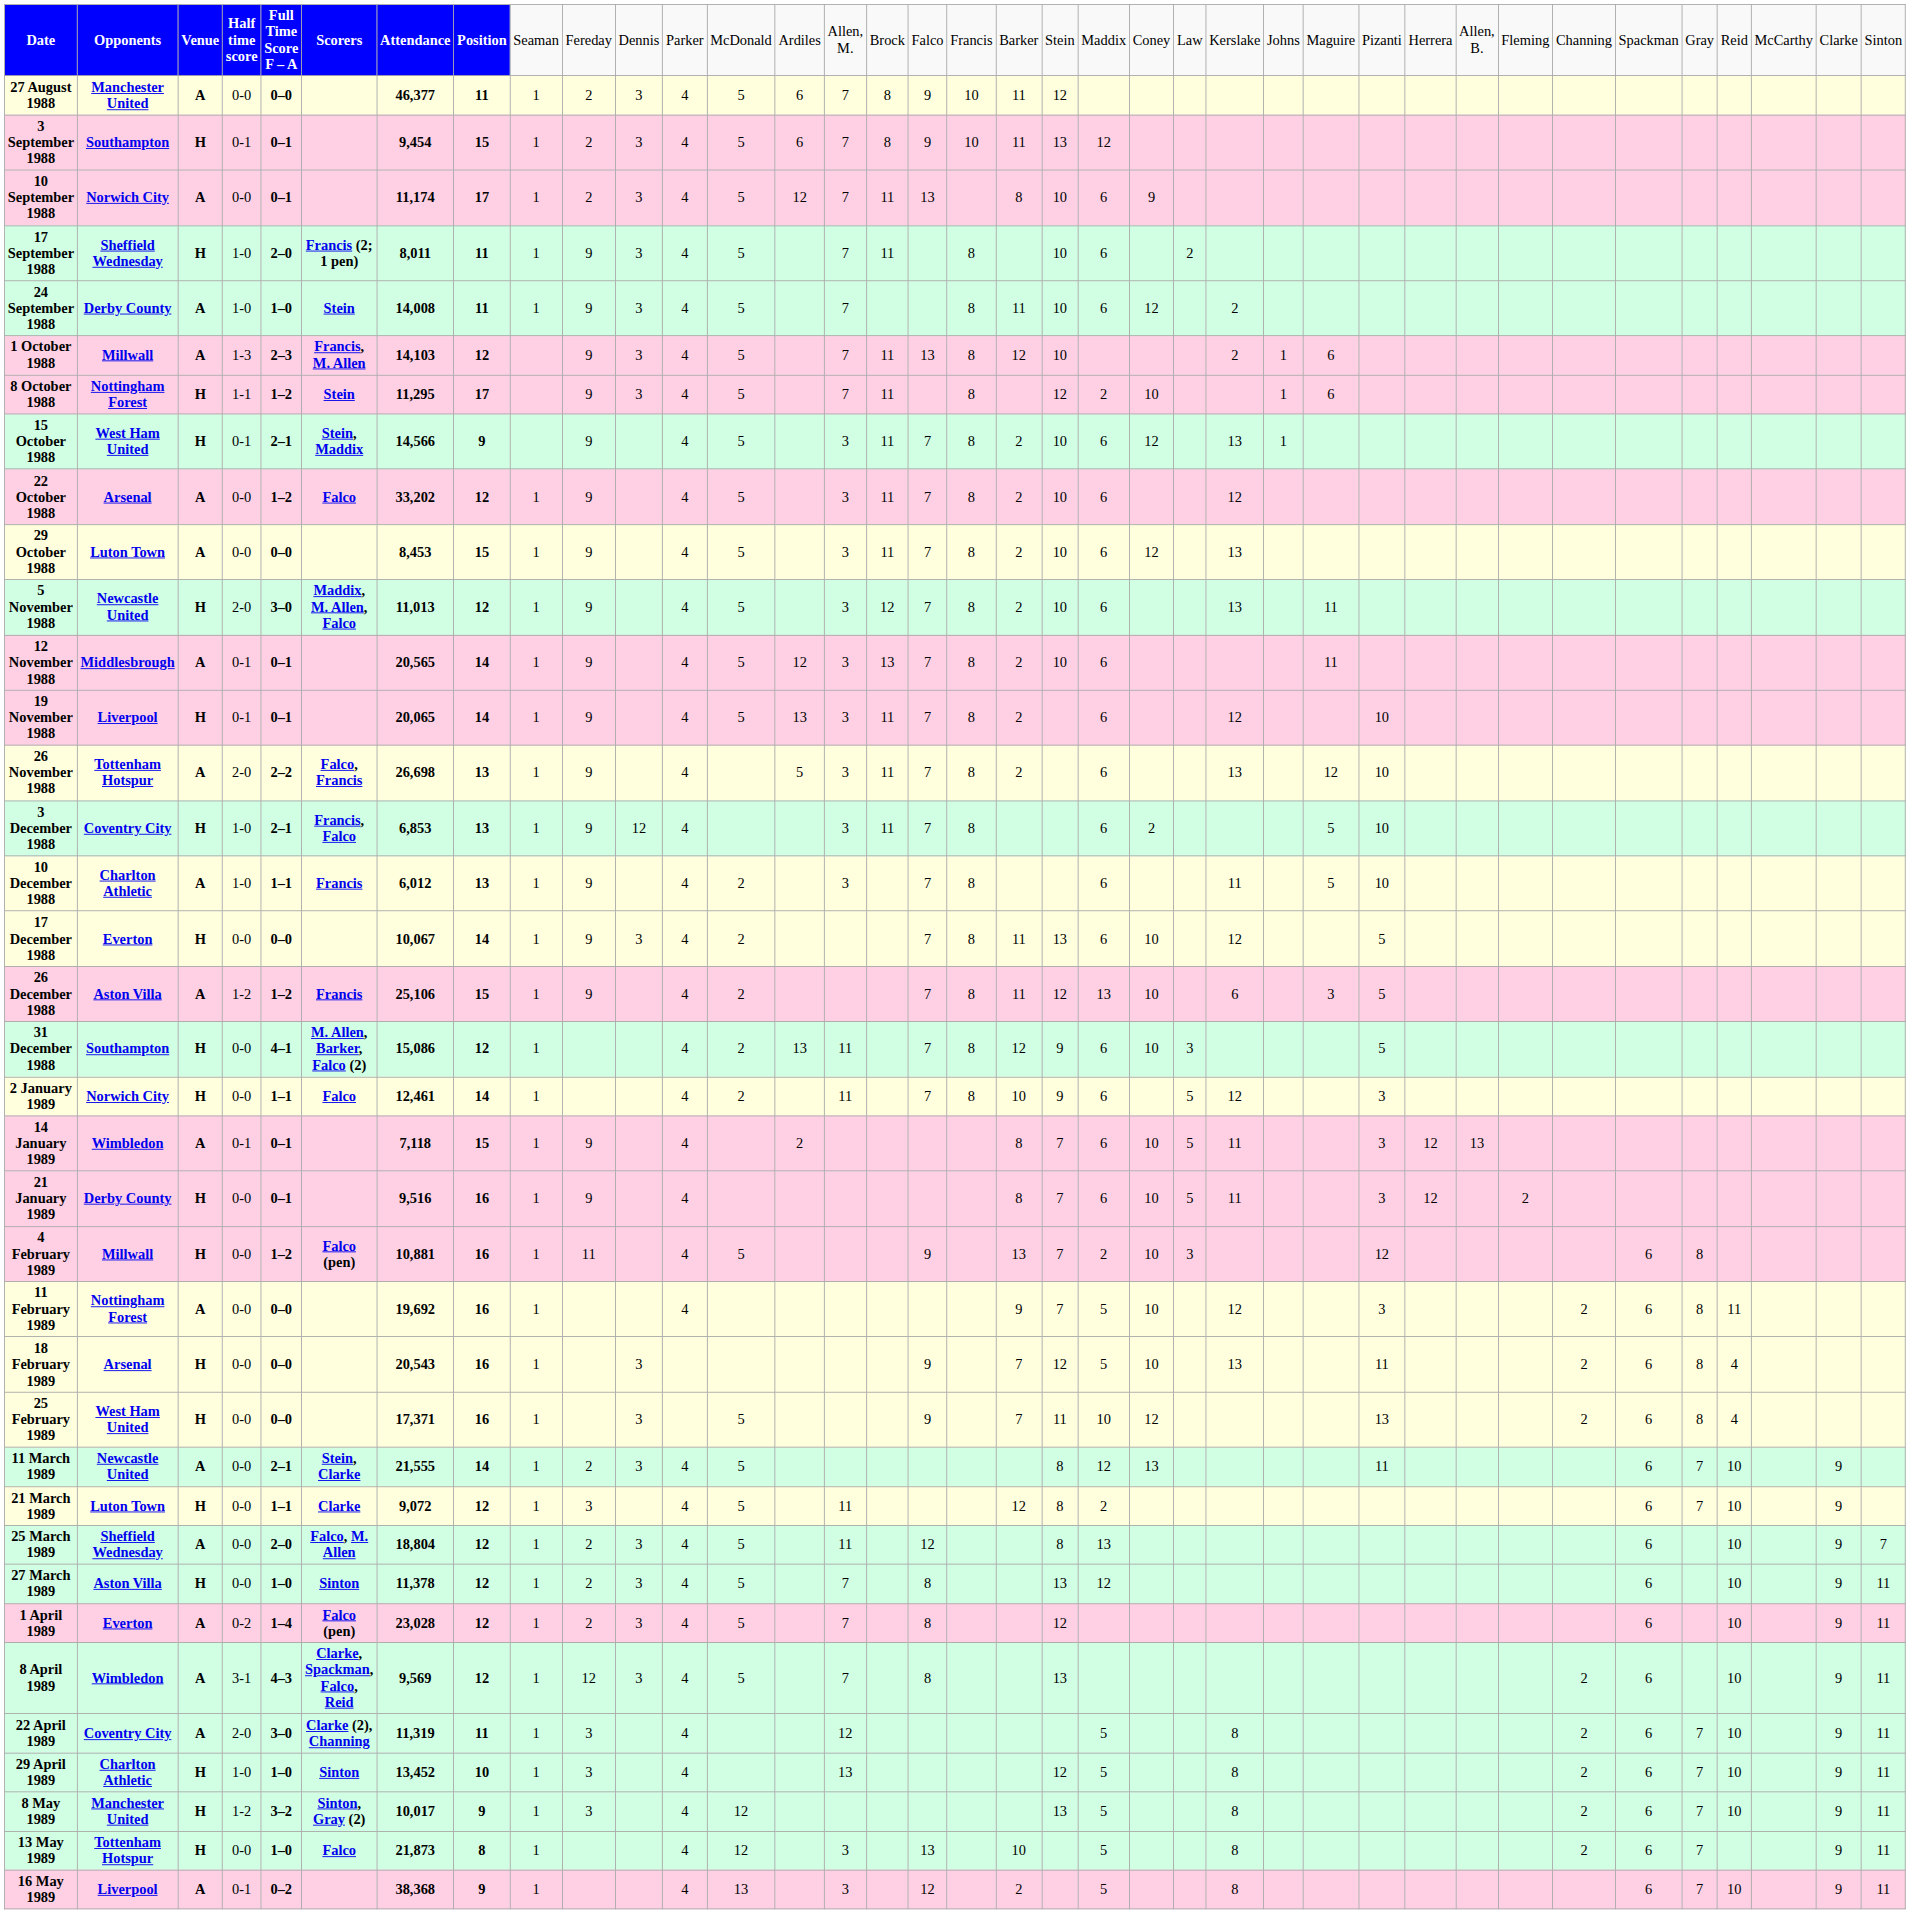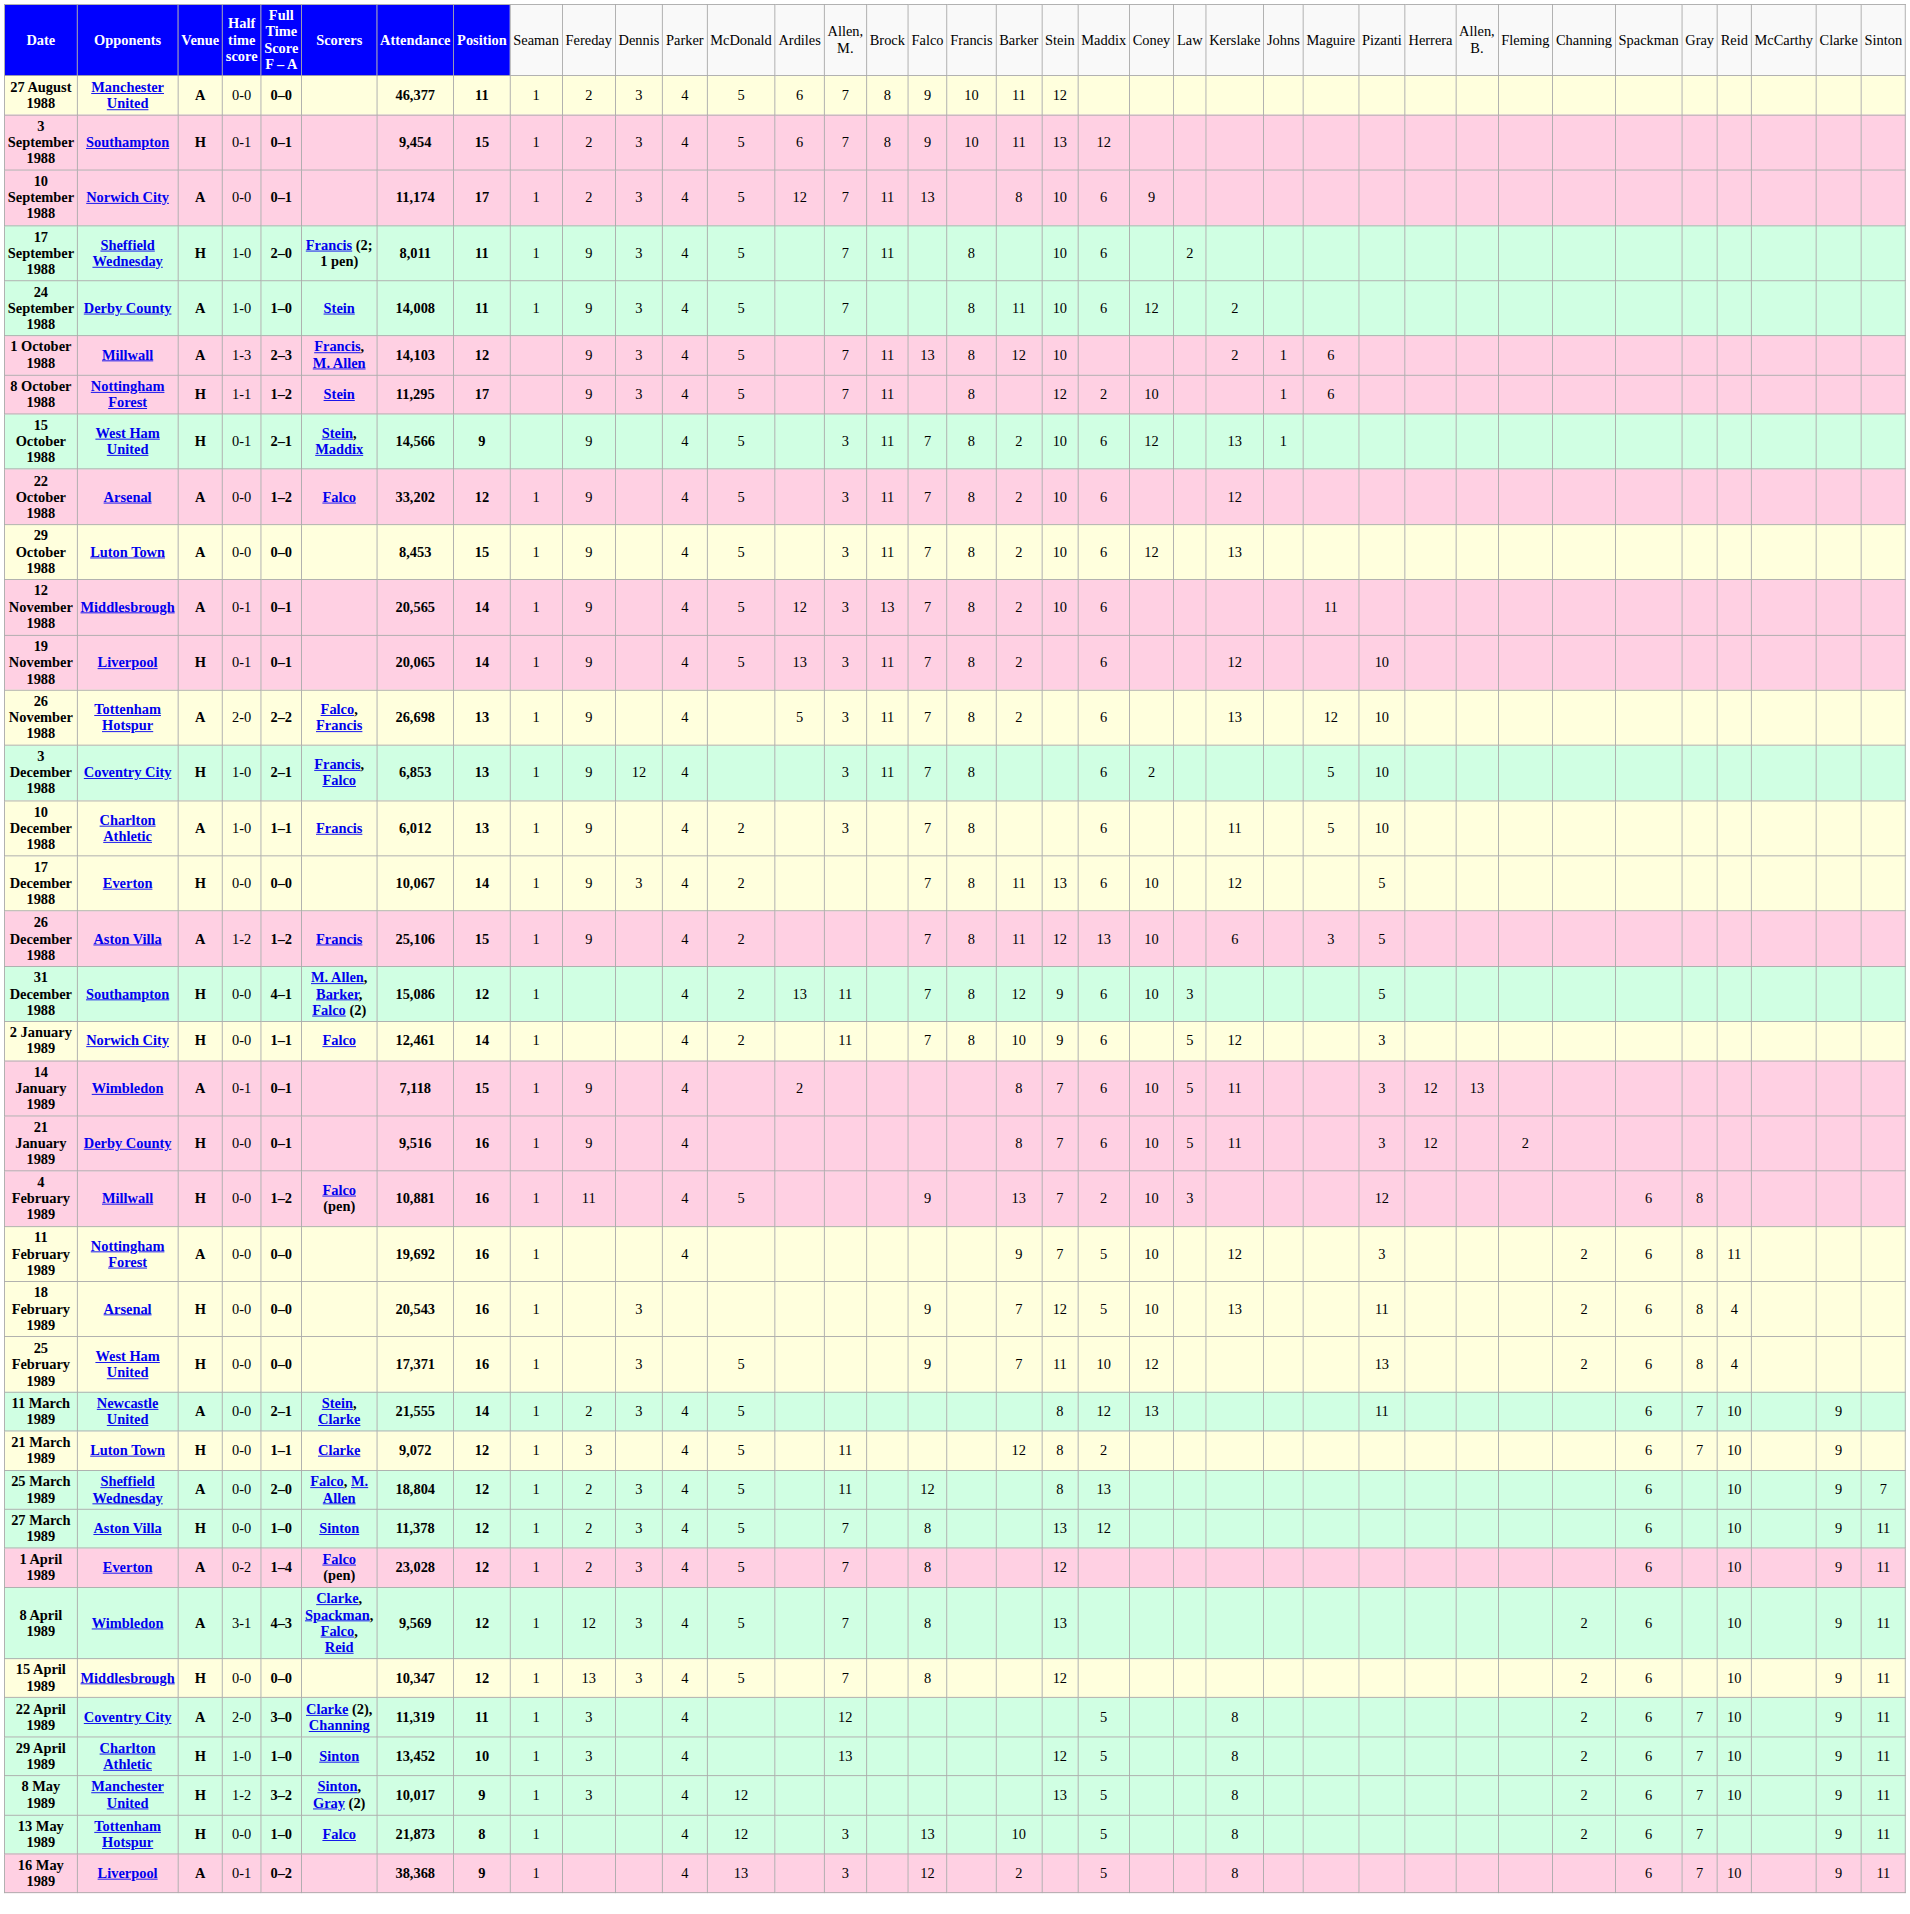- row: (41, 607)
+ row: (41, 1678)
